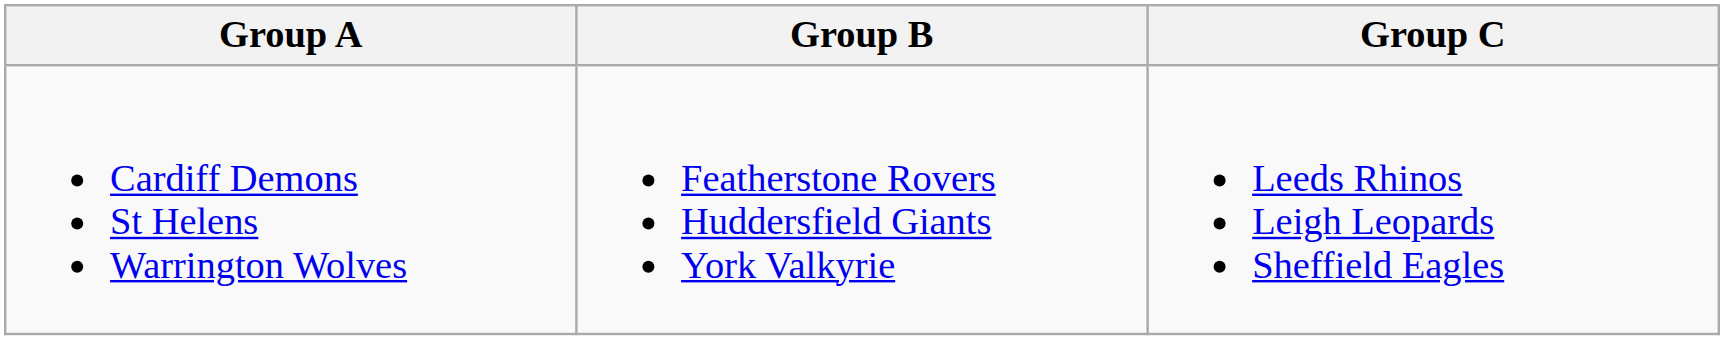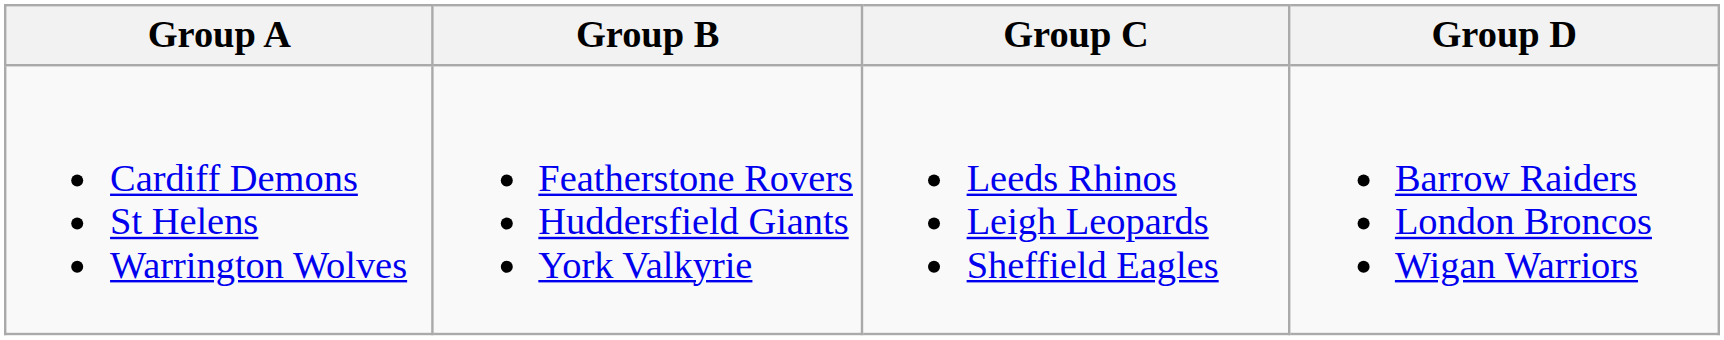+ column: (1504, 34)
